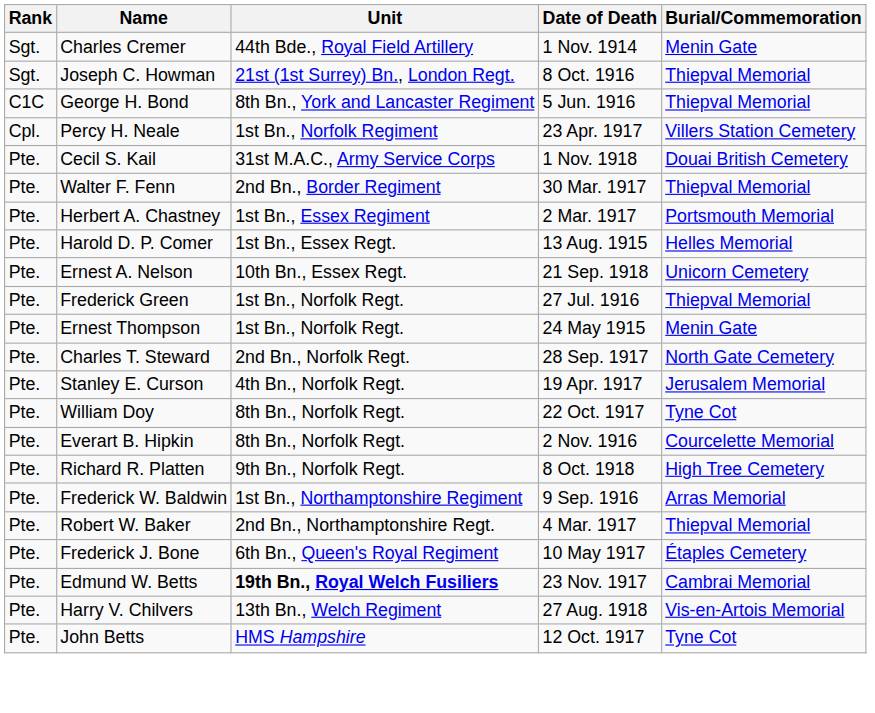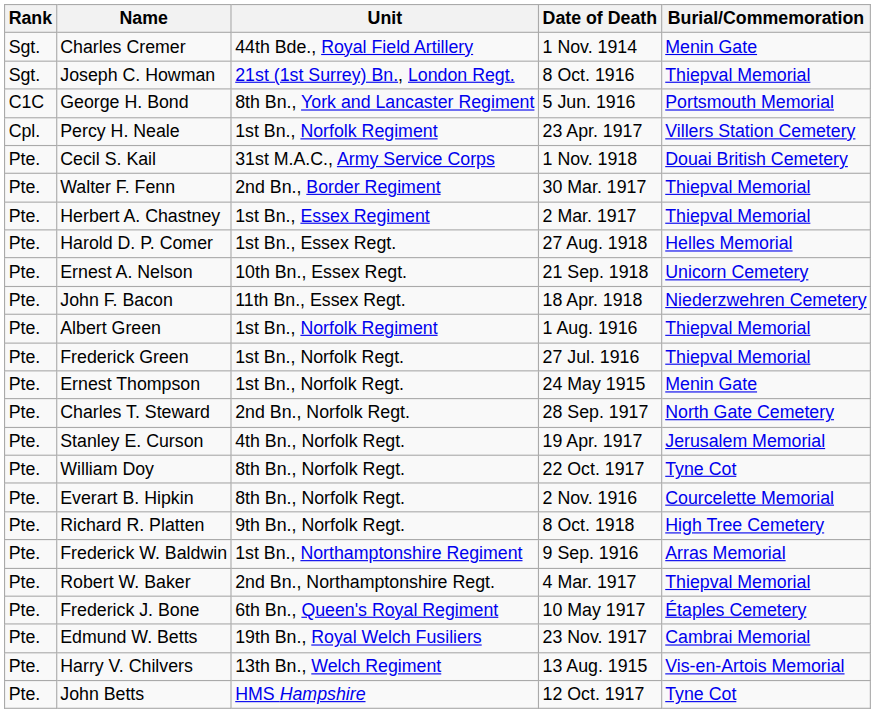(738, 103) Thiepval Memorial -> (750, 103) Portsmouth Memorial
(750, 215) Portsmouth Memorial -> (738, 215) Thiepval Memorial
(595, 243) 13 Aug. 1915 -> (595, 243) 27 Aug. 1918
+ row: (117, 300)
+ row: (111, 328)
(367, 581) bold -> (358, 638) normal
(595, 610) 27 Aug. 1918 -> (595, 666) 13 Aug. 1915
